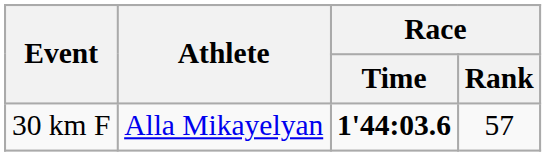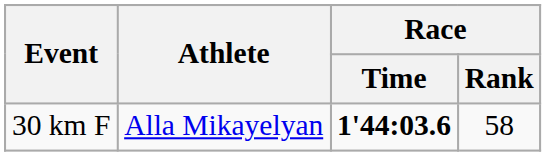(499, 126) 57 -> (499, 126) 58
